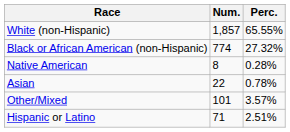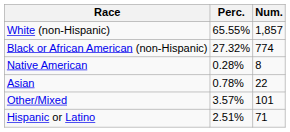columns swapped: (226, 13) <-> (264, 13)
